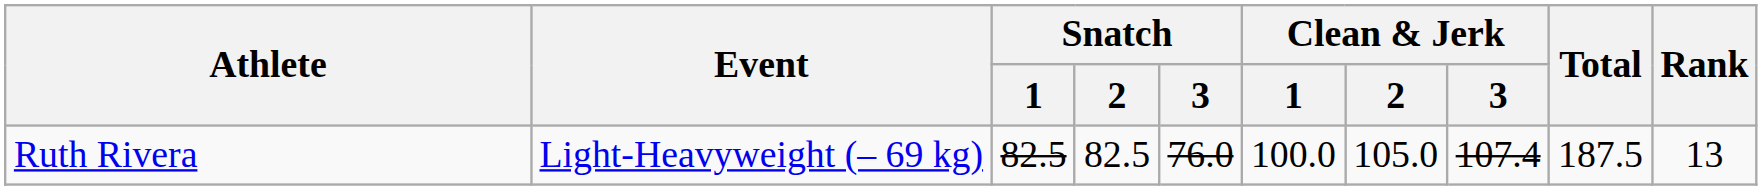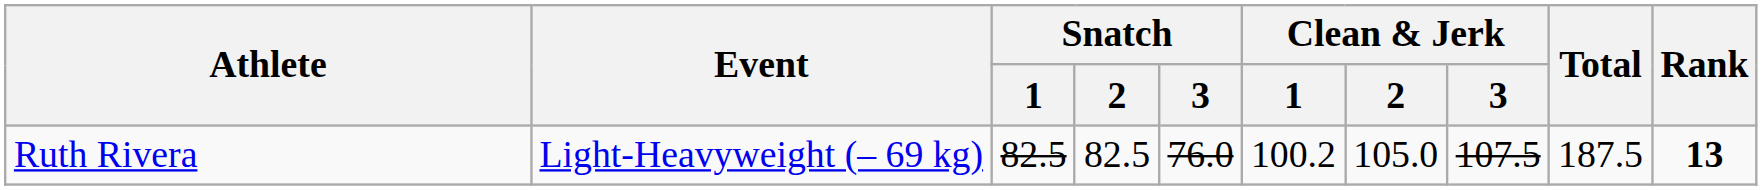(1293, 154) 100.0 -> (1293, 154) 100.2
(1498, 154) 107.4 -> (1498, 154) 107.5
(1704, 154) normal -> (1704, 154) bold
